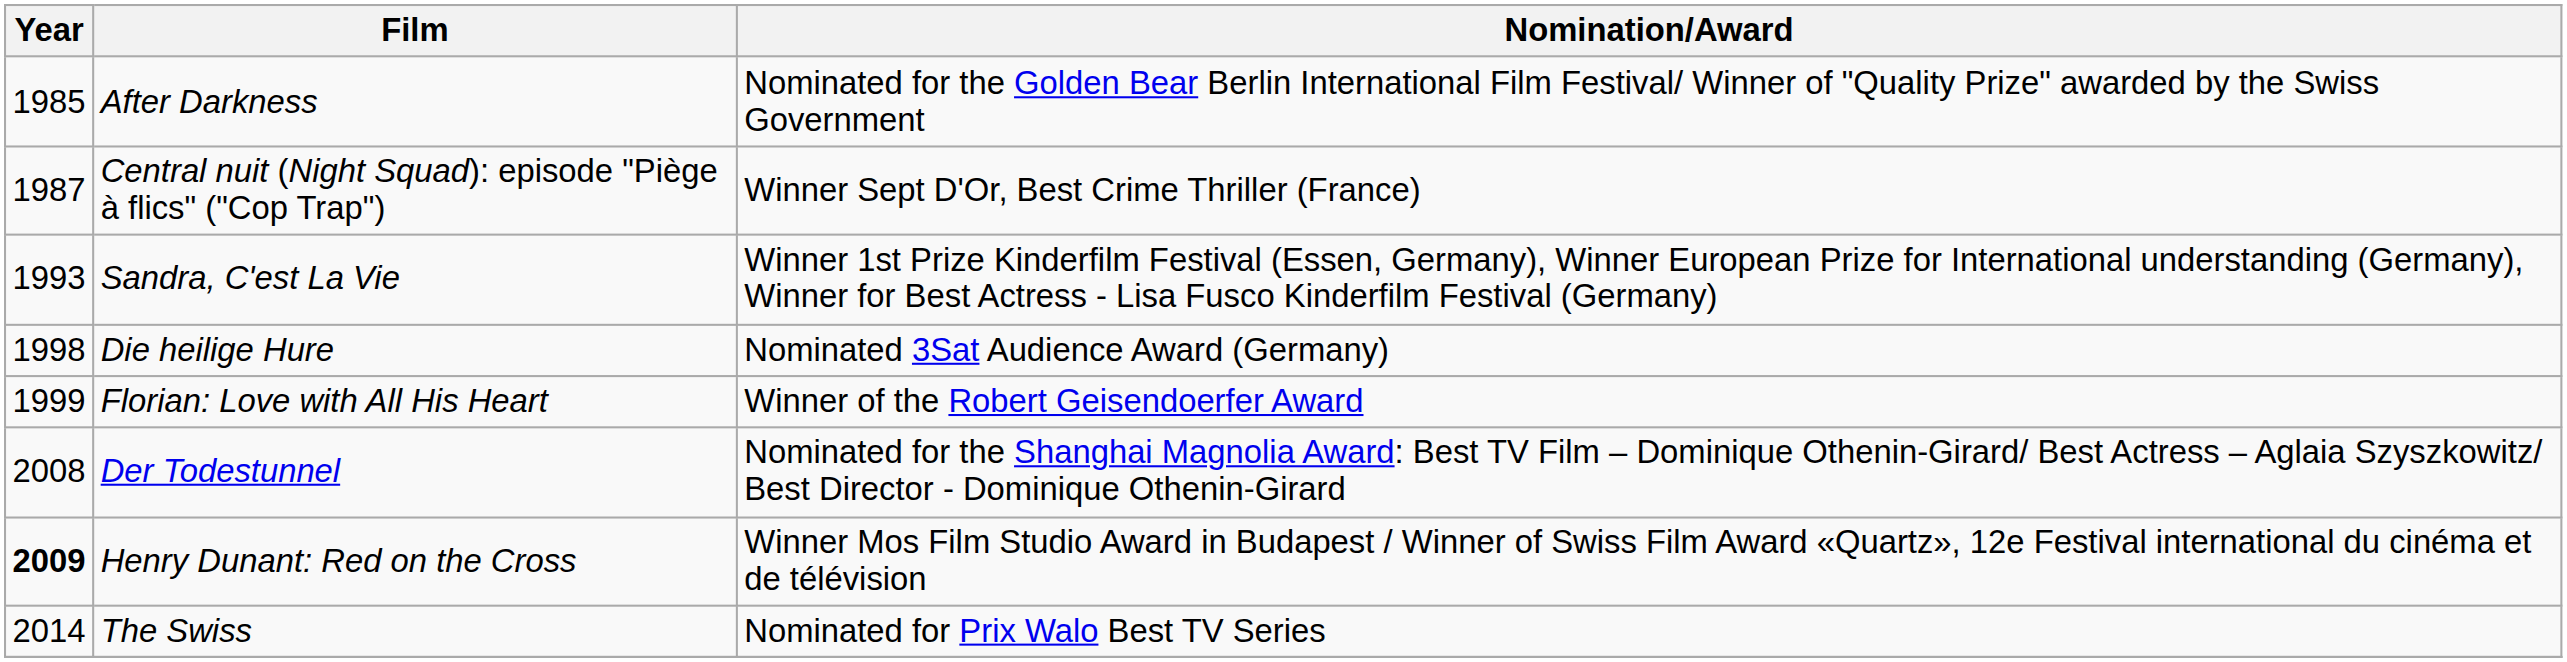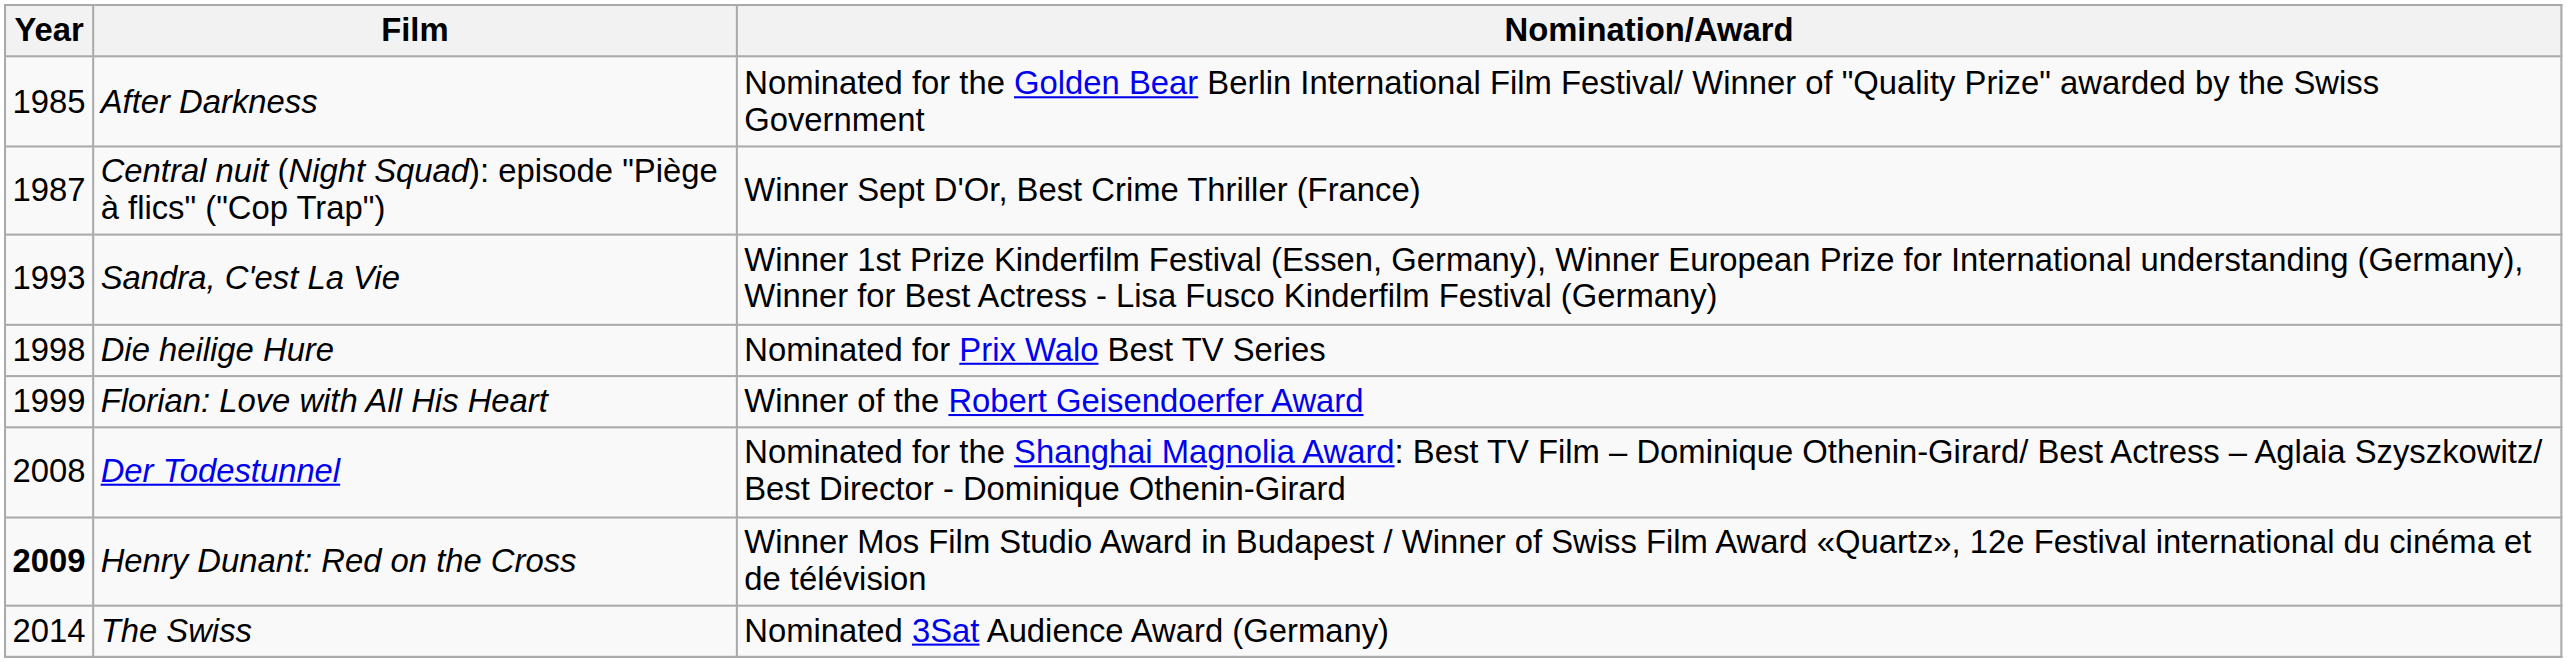(1067, 349) Nominated 3Sat Audience Award (Germany) -> (1035, 349) Nominated for Prix Walo Best TV Series
(1035, 631) Nominated for Prix Walo Best TV Series -> (1067, 631) Nominated 3Sat Audience Award (Germany)
